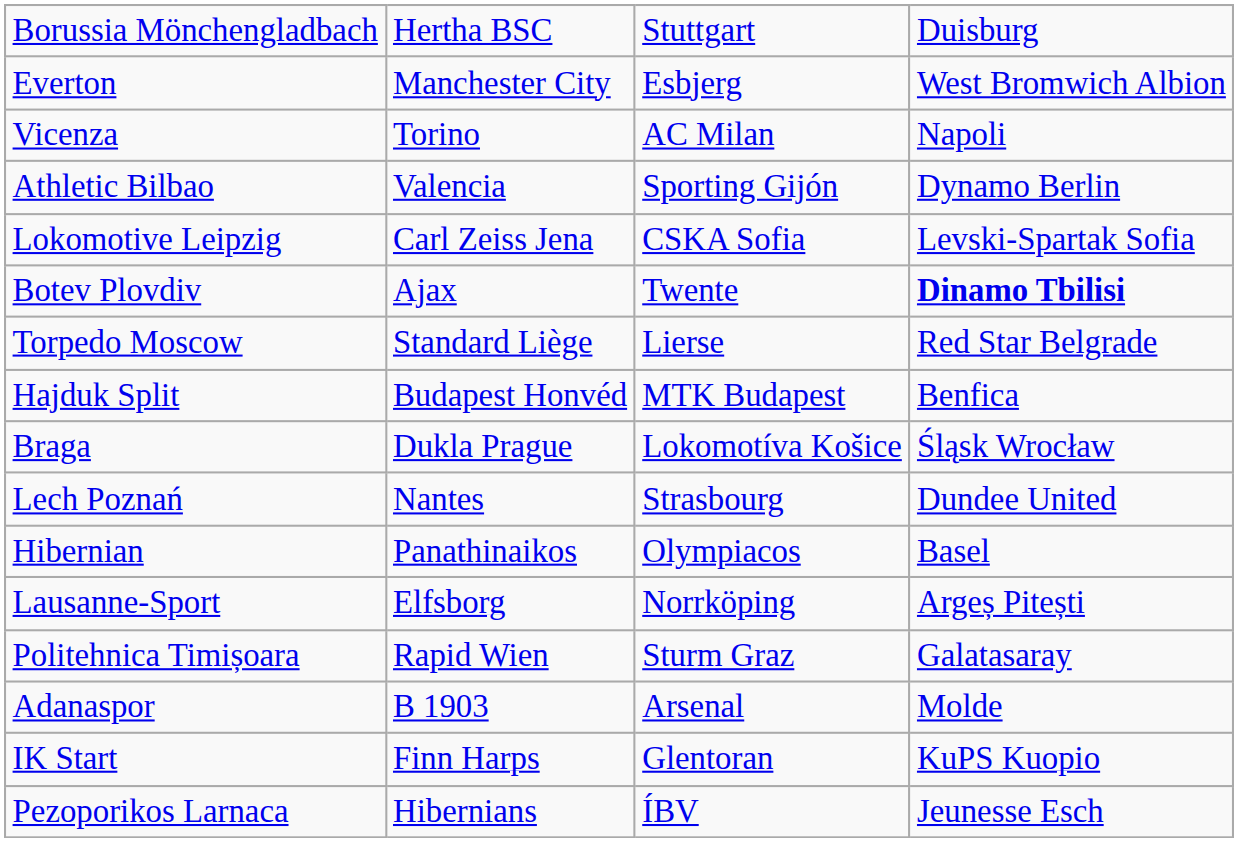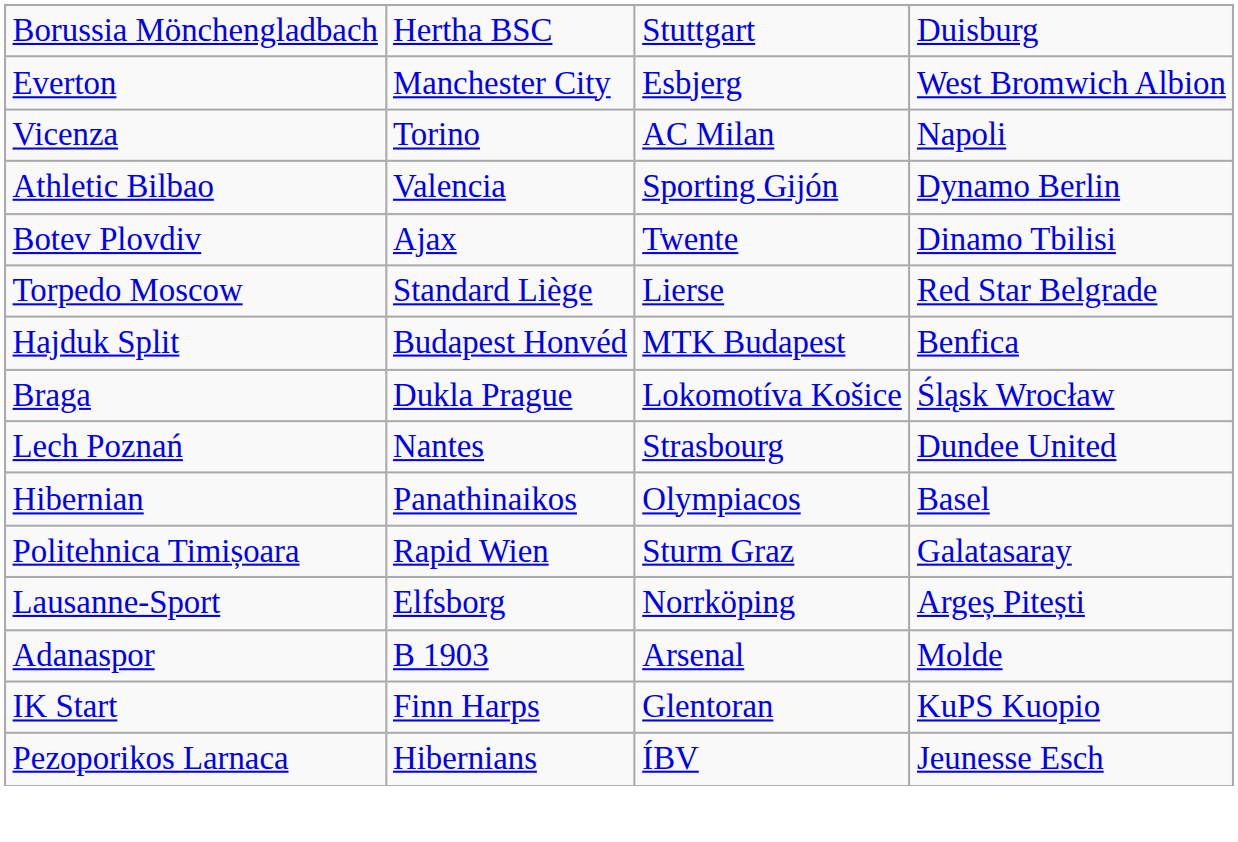- row: (147, 238)
(1021, 290) bold -> (1016, 238) normal
rows swapped: (116, 602) <-> (156, 654)
